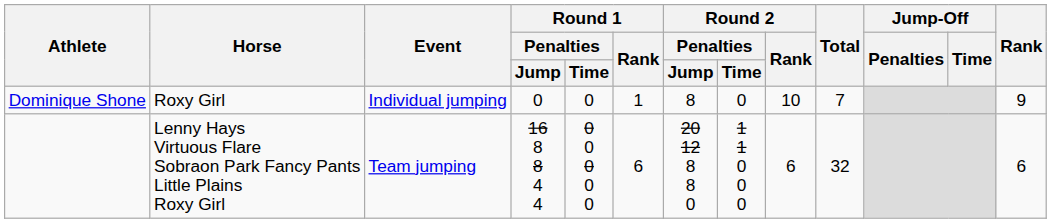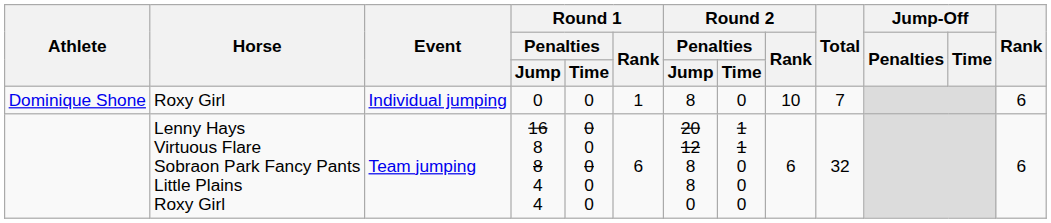(1021, 101) 9 -> (1021, 101) 6
